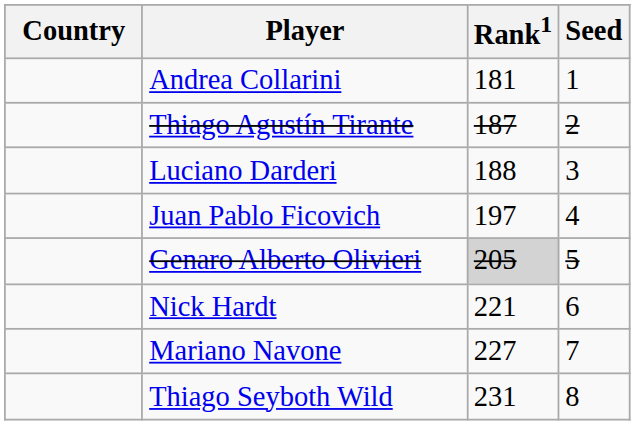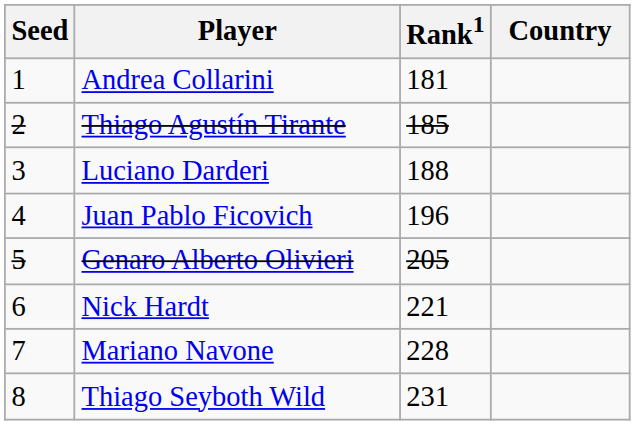columns swapped: (74, 30) <-> (594, 30)
(495, 125) 187 -> (428, 125) 185
(495, 215) 197 -> (428, 215) 196
(495, 260) lightgrey background -> (428, 260) no background
(495, 350) 227 -> (428, 350) 228
